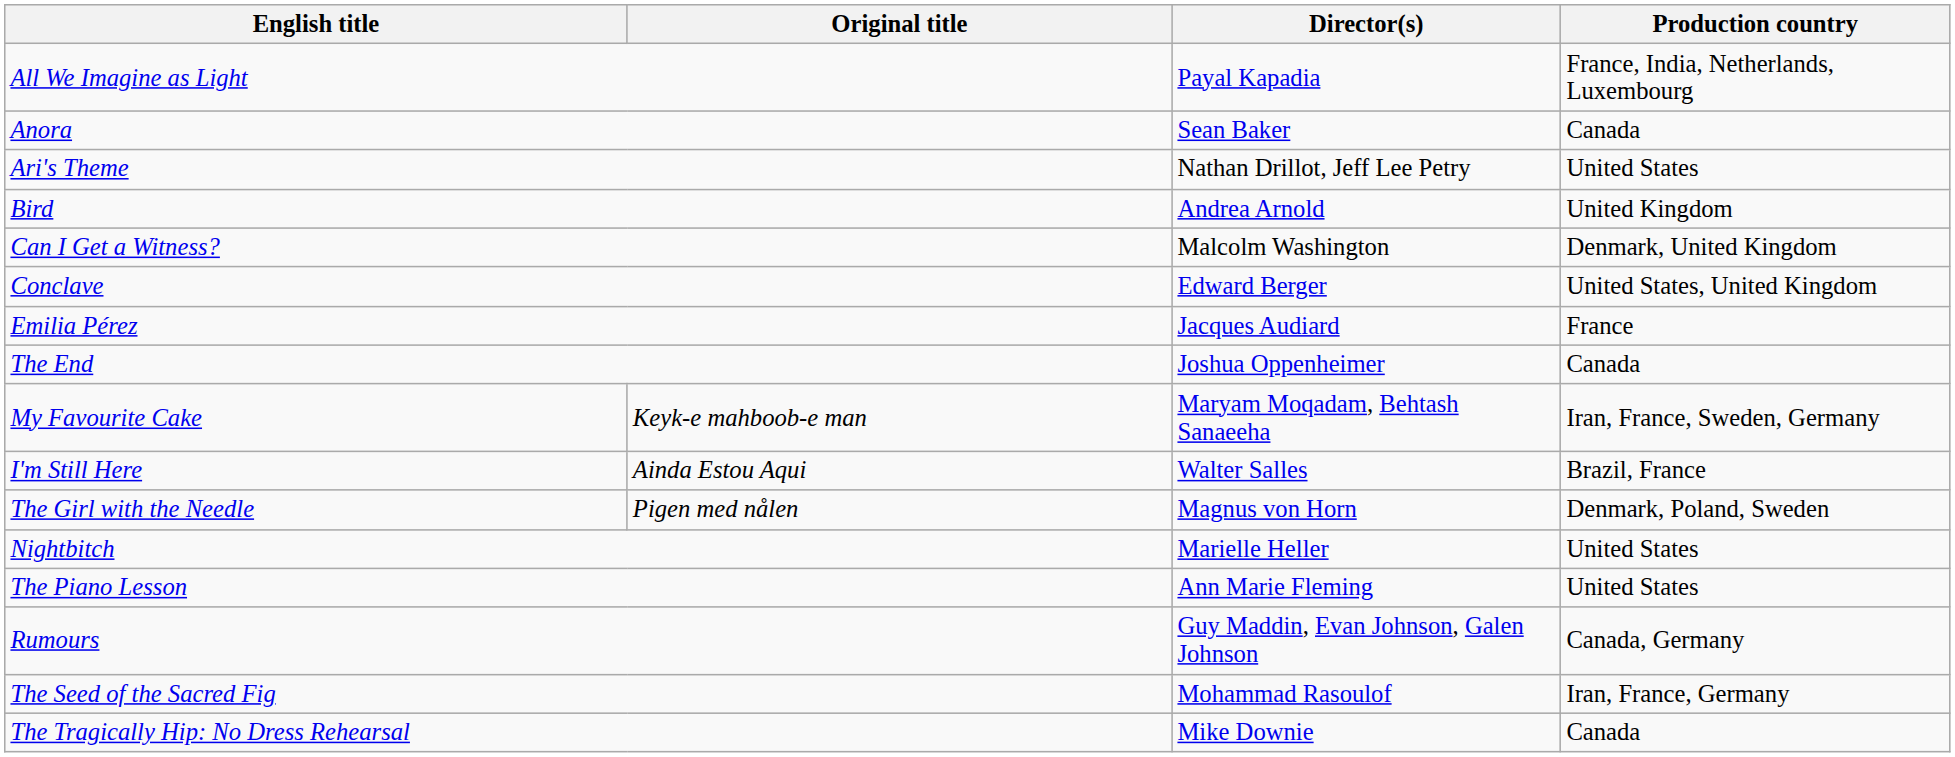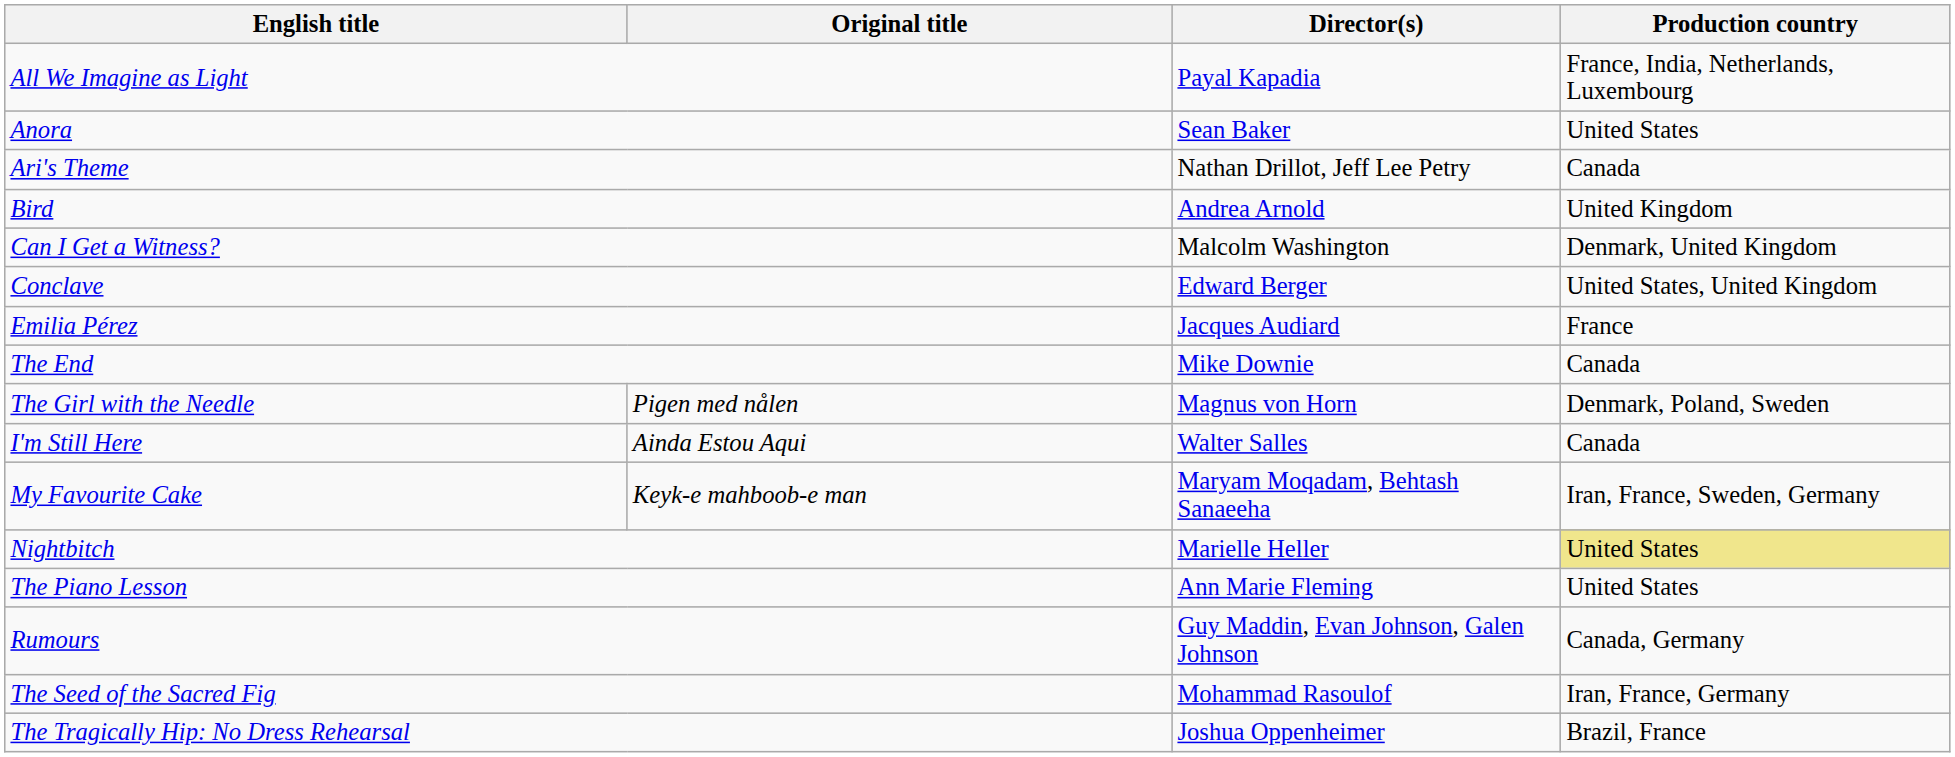(1603, 129) Canada -> (1632, 129) United States
(1632, 168) United States -> (1603, 168) Canada
(1281, 364) Joshua Oppenheimer -> (1246, 364) Mike Downie
rows swapped: (132, 509) <-> (106, 417)
(1636, 470) Brazil, France -> (1603, 442) Canada
(1632, 548) no background -> (1632, 548) khaki background
(1246, 732) Mike Downie -> (1281, 732) Joshua Oppenheimer
(1603, 732) Canada -> (1636, 732) Brazil, France
